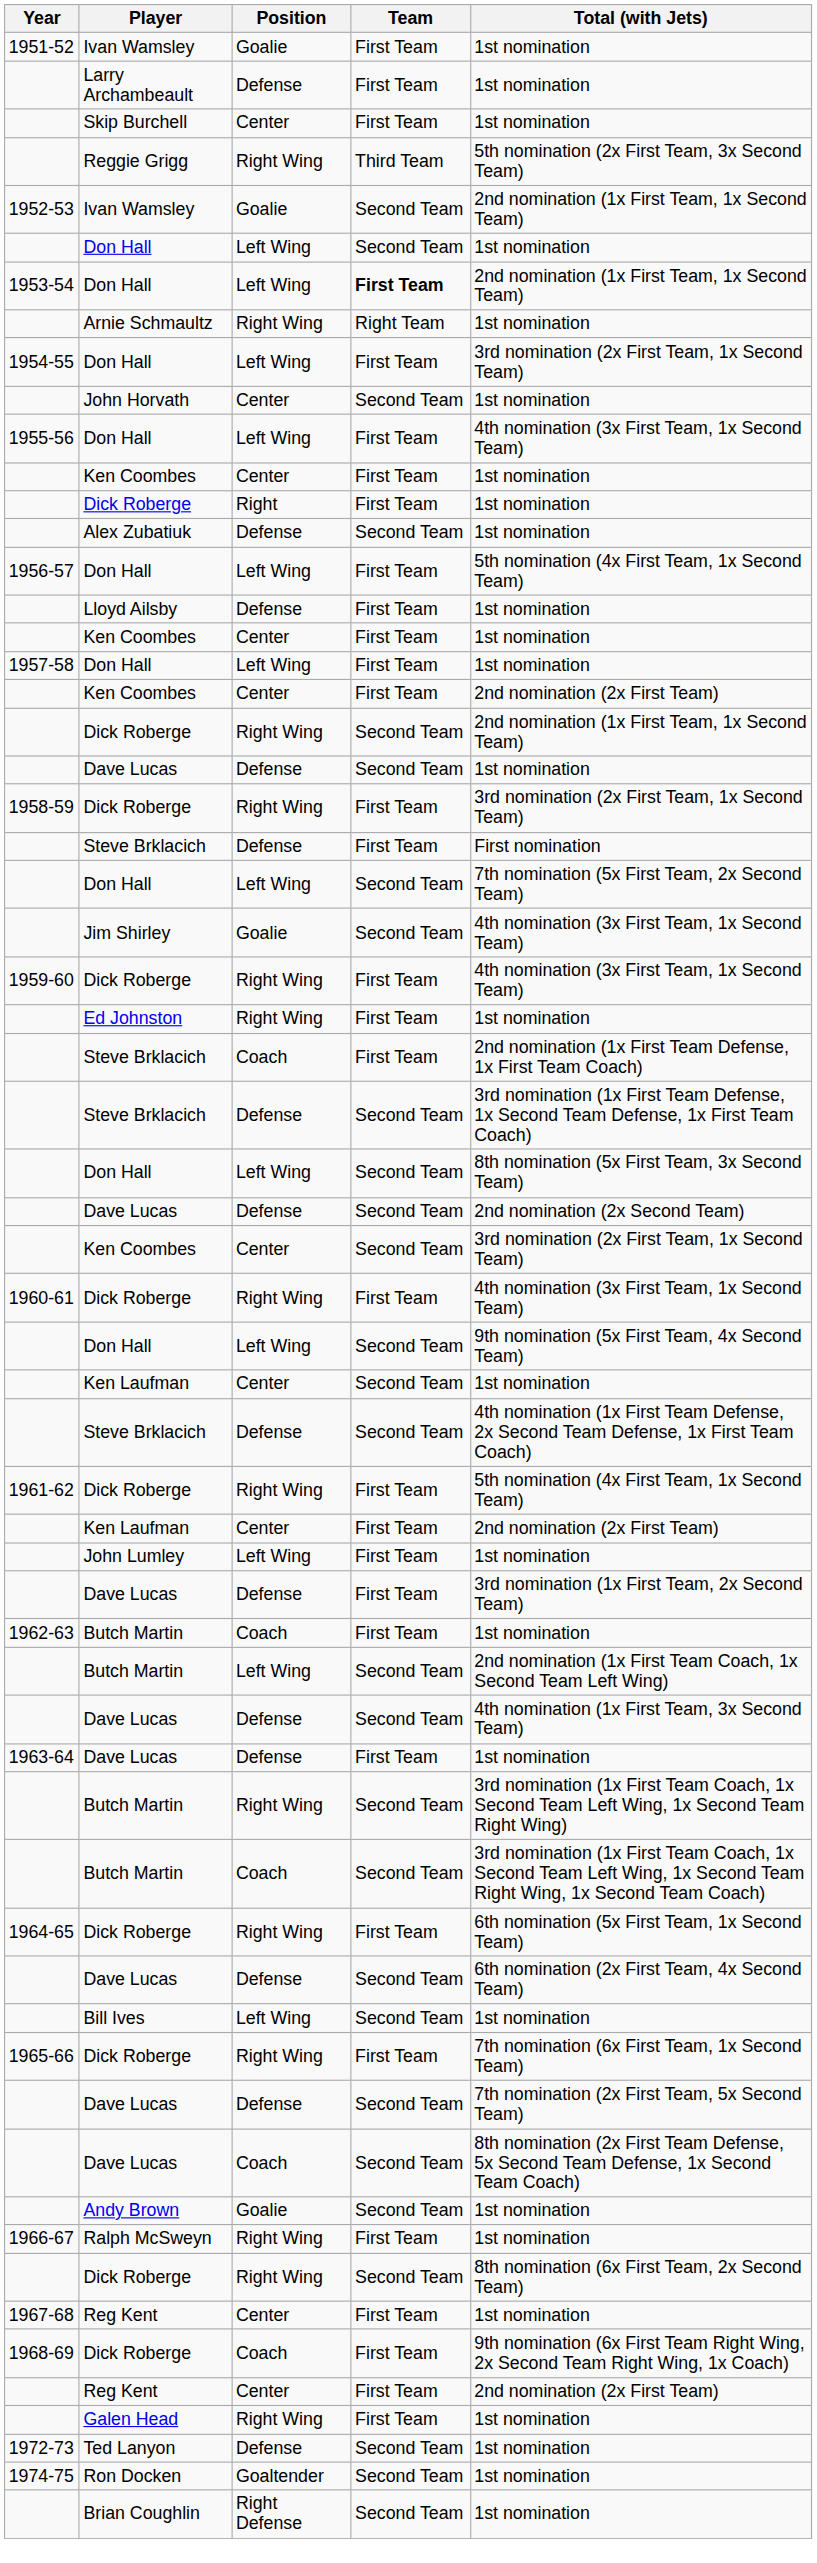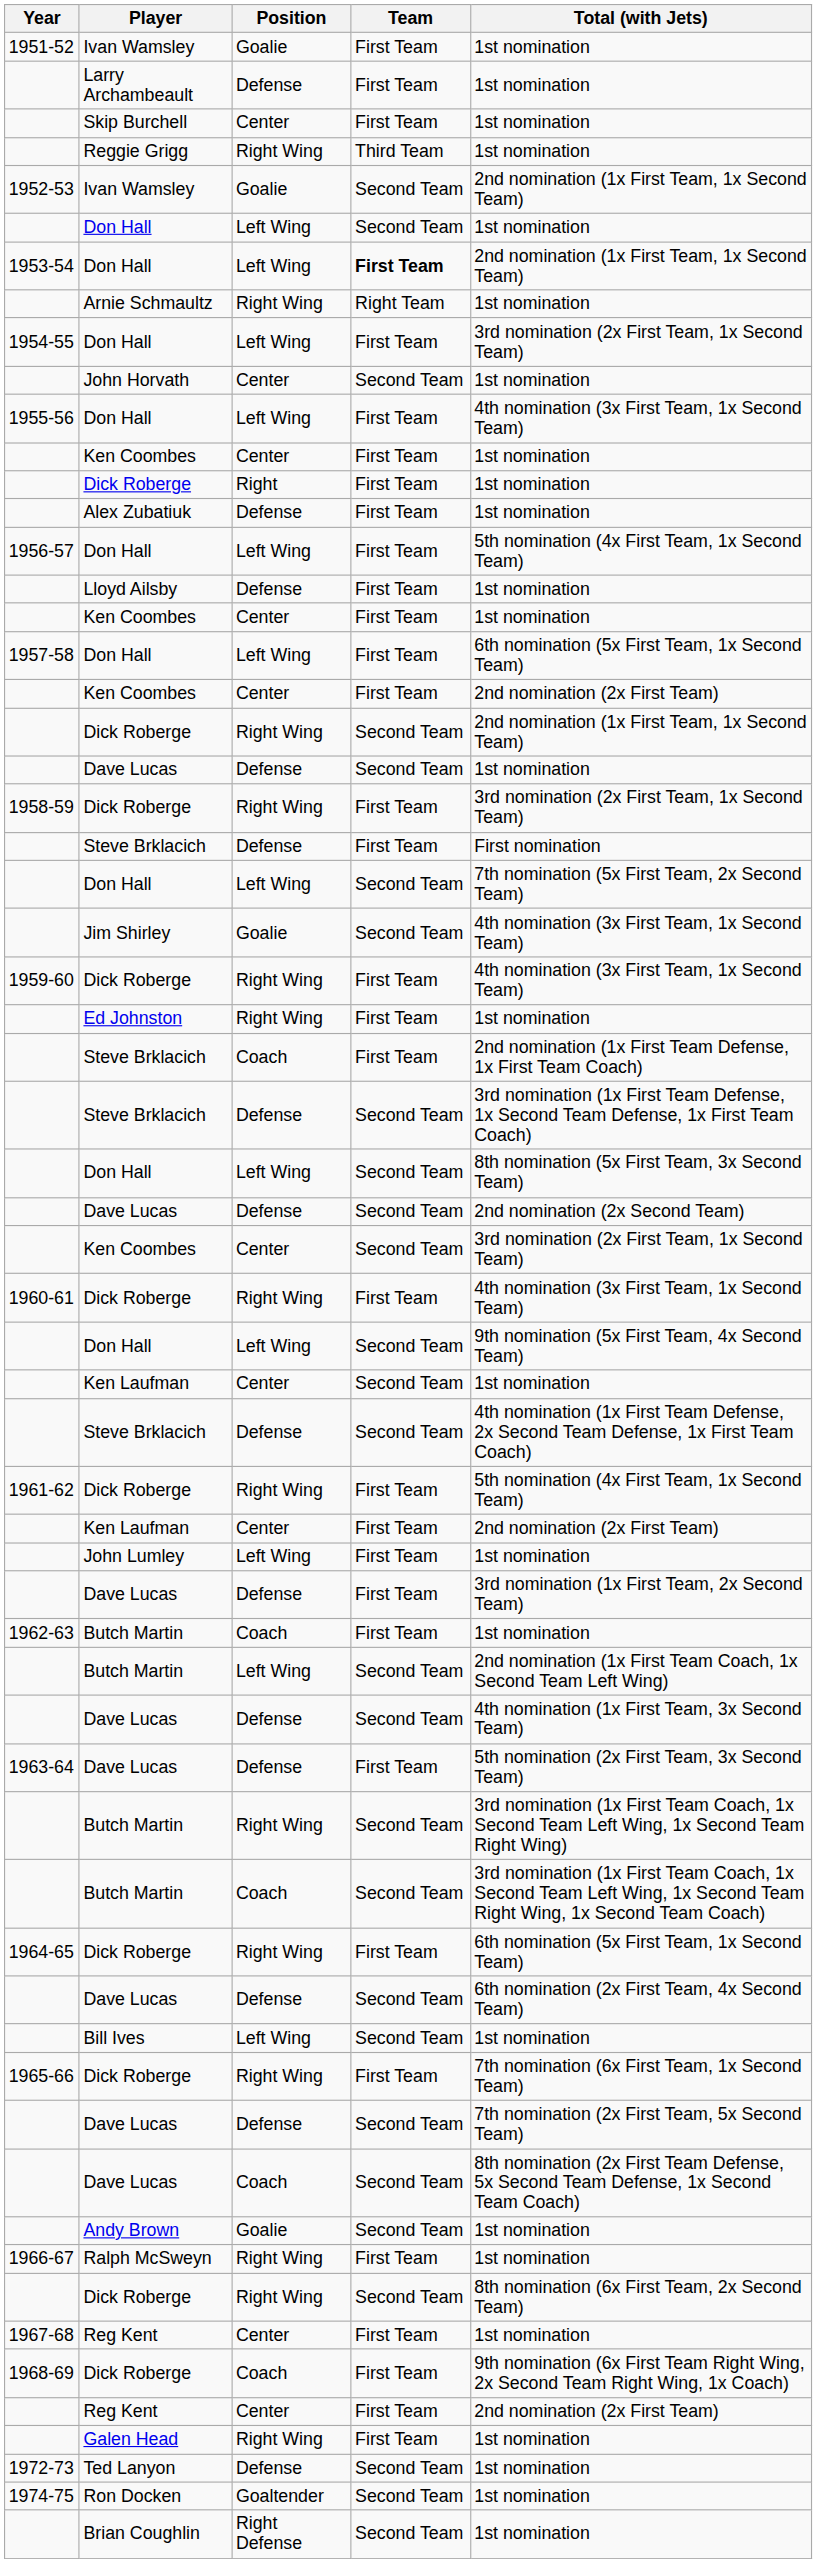(638, 161) 5th nomination (2x First Team, 3x Second Team) -> (532, 151) 1st nomination
(409, 532) Second Team -> (396, 512) First Team
(532, 665) 1st nomination -> (638, 655) 6th nomination (5x First Team, 1x Second Team)
(532, 1757) 1st nomination -> (638, 1767) 5th nomination (2x First Team, 3x Second Team)
